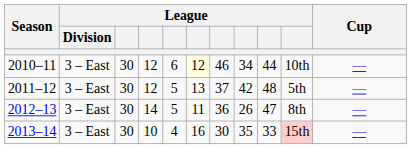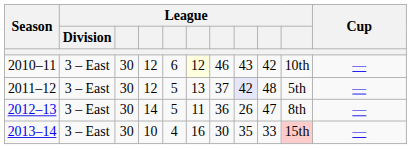(246, 66) 34 -> (246, 66) 43
(270, 66) 44 -> (270, 66) 42
(246, 88) no background -> (246, 88) lavender background
